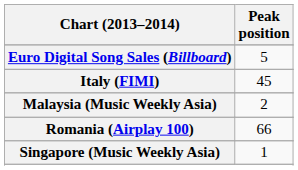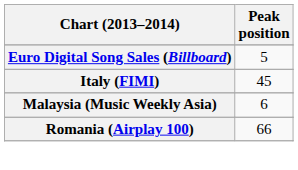(264, 104) 2 -> (264, 104) 6
- row: (120, 152)
